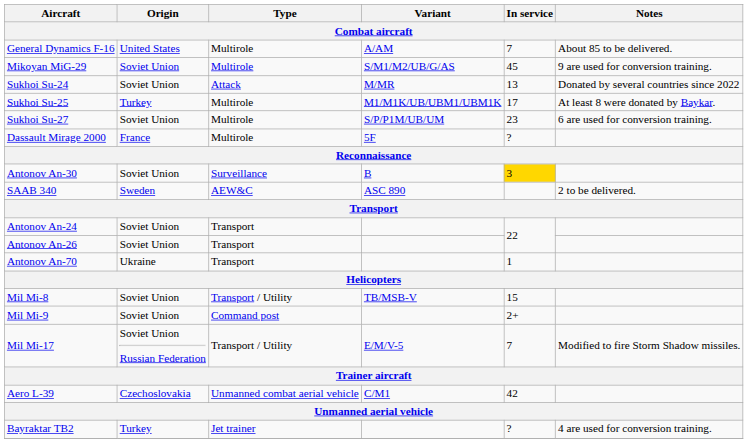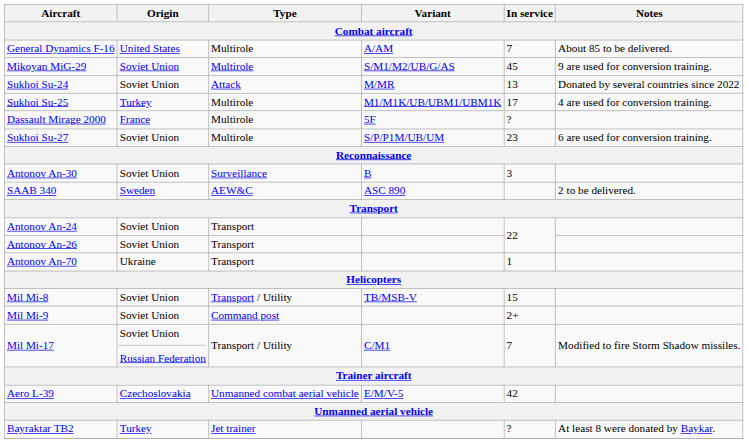(637, 102) At least 8 were donated by Baykar. -> (635, 102) 4 are used for conversion training.
rows swapped: (38, 119) <-> (56, 137)
(509, 173) gold background -> (509, 173) no background
(384, 345) E/M/V-5 -> (377, 345) C/M1
(377, 393) C/M1 -> (384, 393) E/M/V-5
(635, 429) 4 are used for conversion training. -> (637, 429) At least 8 were donated by Baykar.
